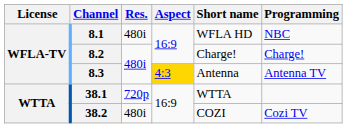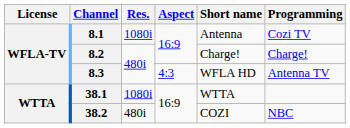(135, 34) 480i -> (138, 34) 1080i
(224, 34) WFLA HD -> (221, 34) Antenna
(277, 34) NBC -> (289, 34) Cozi TV
(163, 73) gold background -> (166, 73) no background
(218, 73) Antenna -> (228, 73) WFLA HD
(136, 93) 720p -> (138, 93) 1080i
(286, 113) Cozi TV -> (281, 113) NBC
